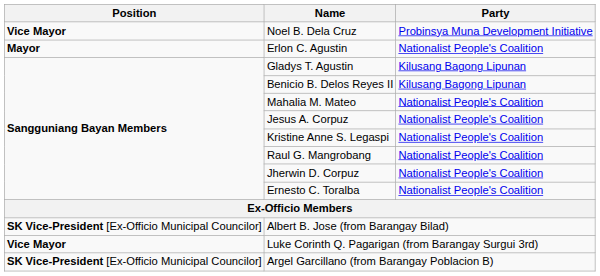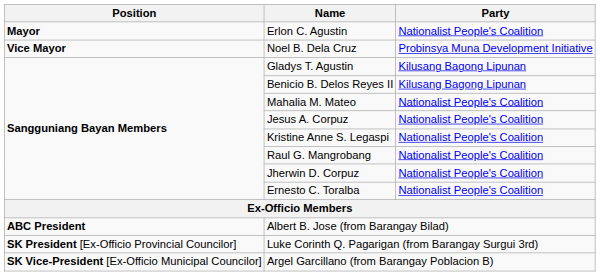rows swapped: (307, 48) <-> (312, 31)
(134, 226) SK Vice-President [Ex-Officio Municipal Councilor] -> (46, 226) ABC President
(36, 244) Vice Mayor -> (122, 244) SK President [Ex-Officio Provincial Councilor]
